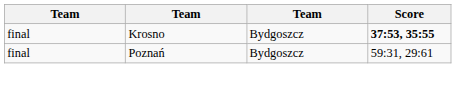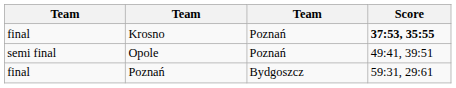(277, 33) Bydgoszcz -> (268, 33) Poznań
+ row: (143, 53)
